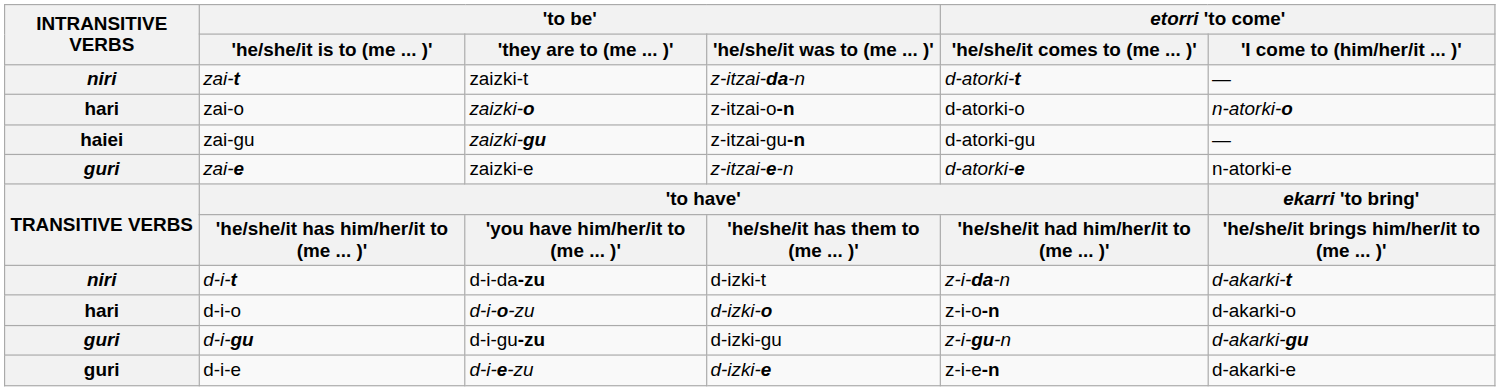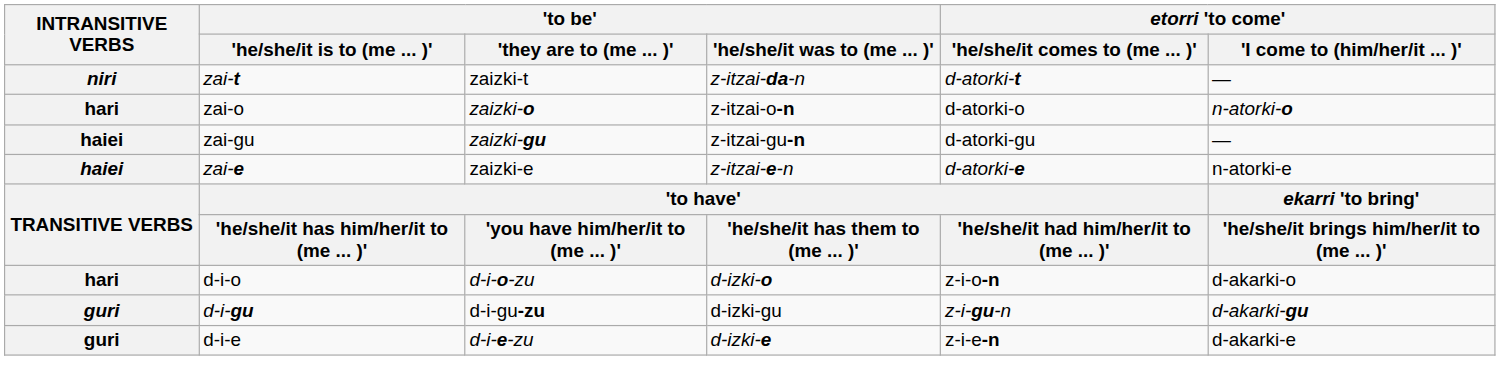(102, 169) guri -> (102, 169) haiei
- row: (220, 280)
